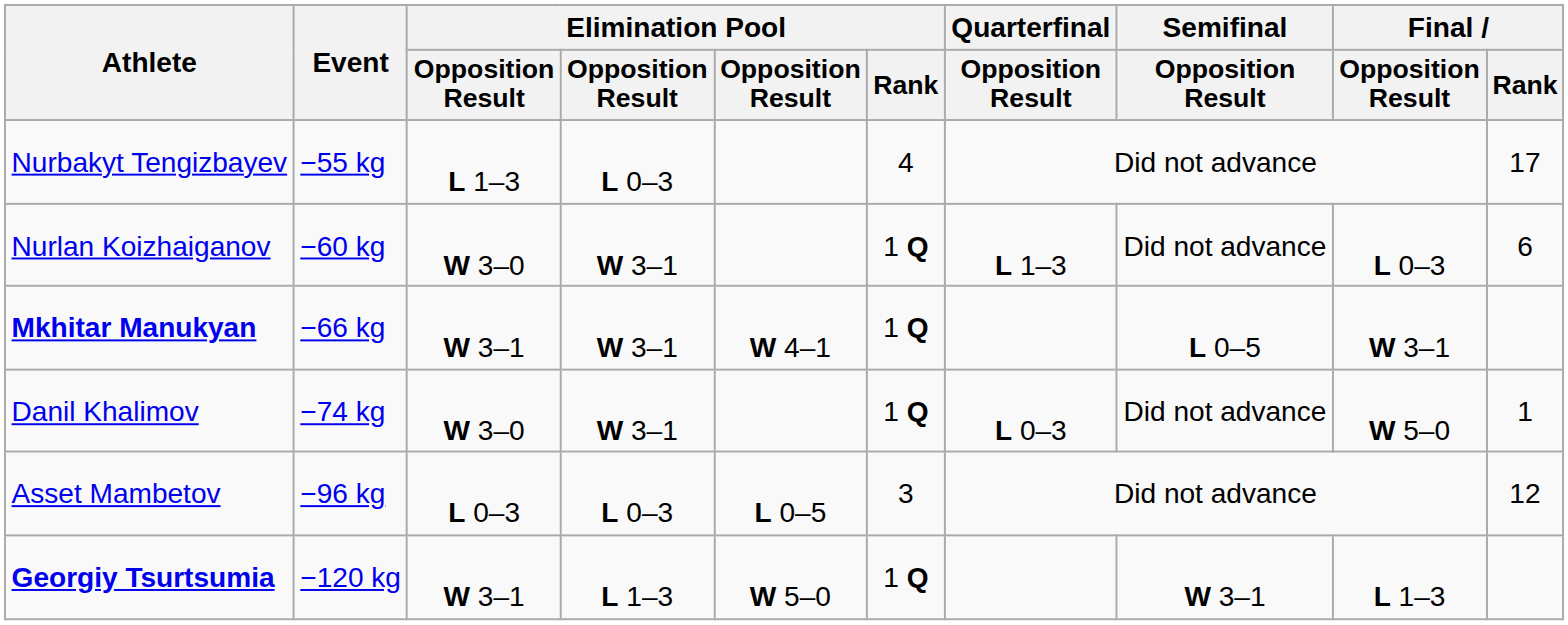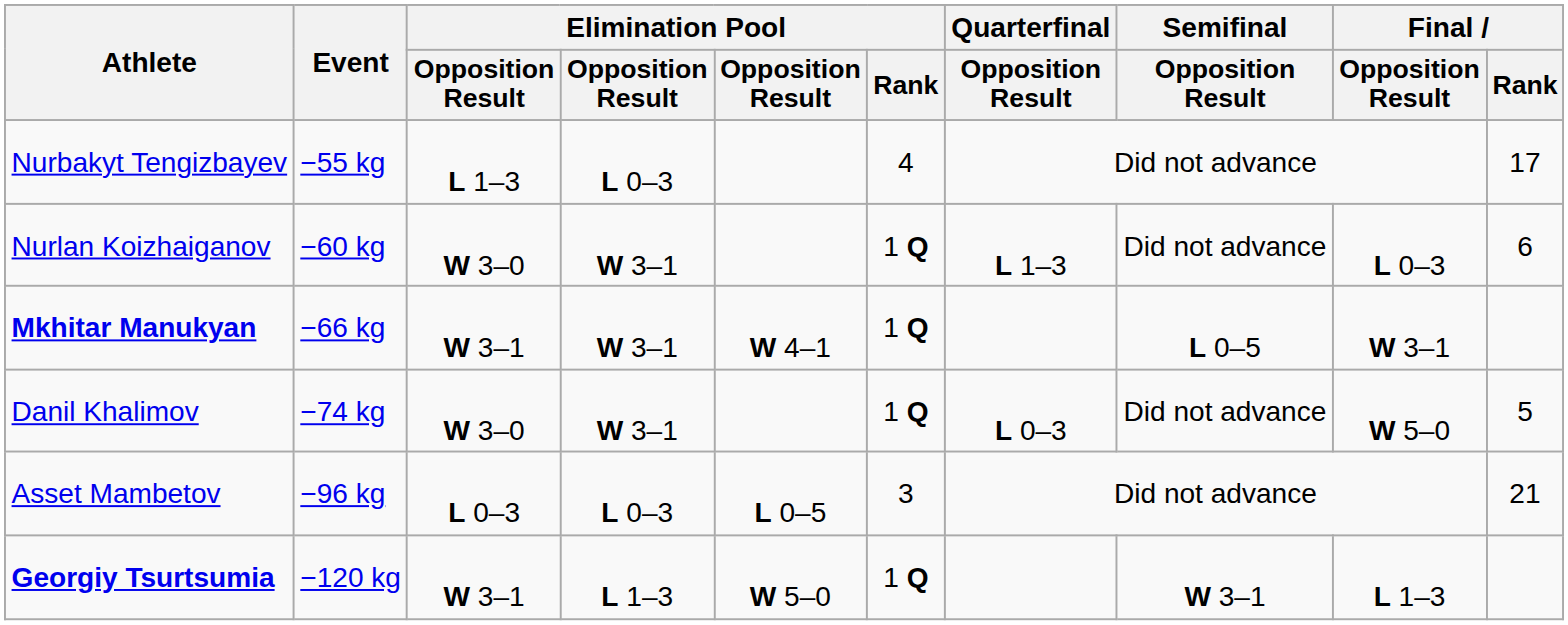(1525, 411) 1 -> (1525, 411) 5
(1525, 494) 12 -> (1525, 494) 21
